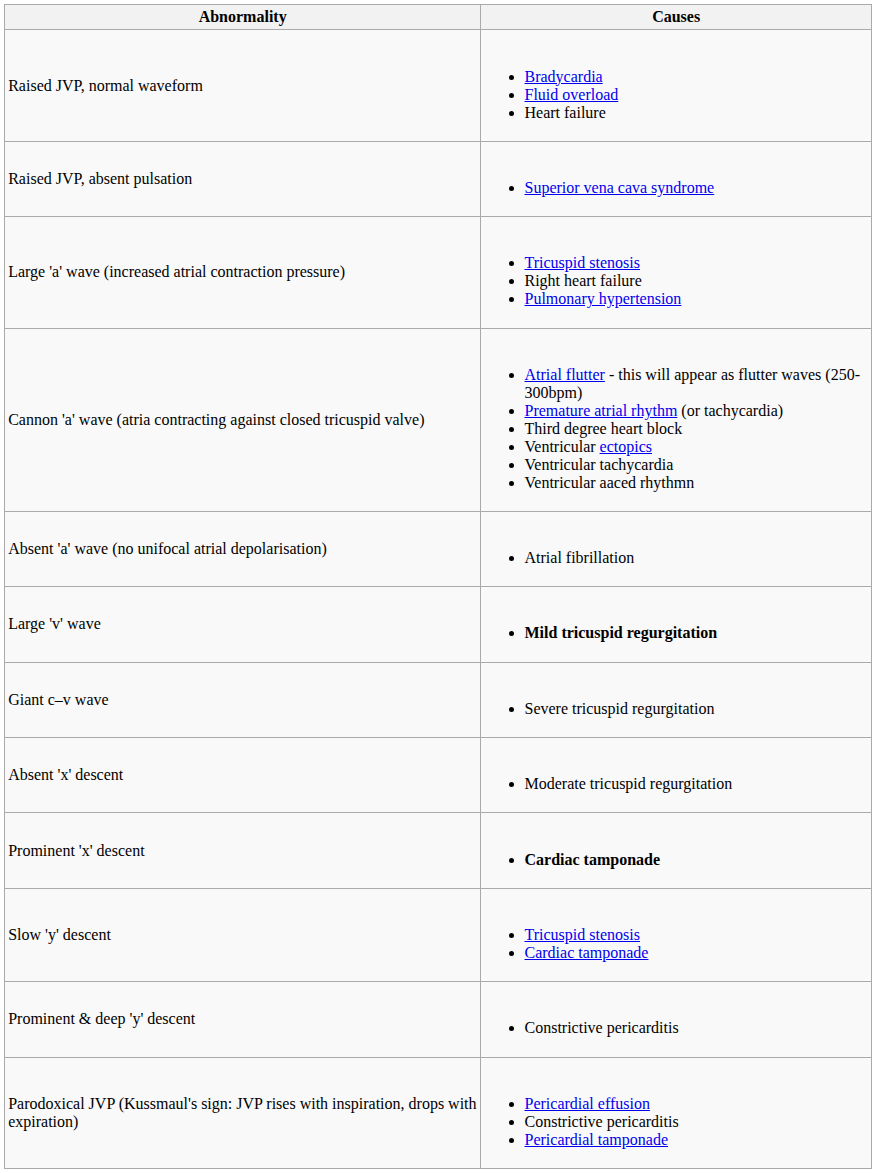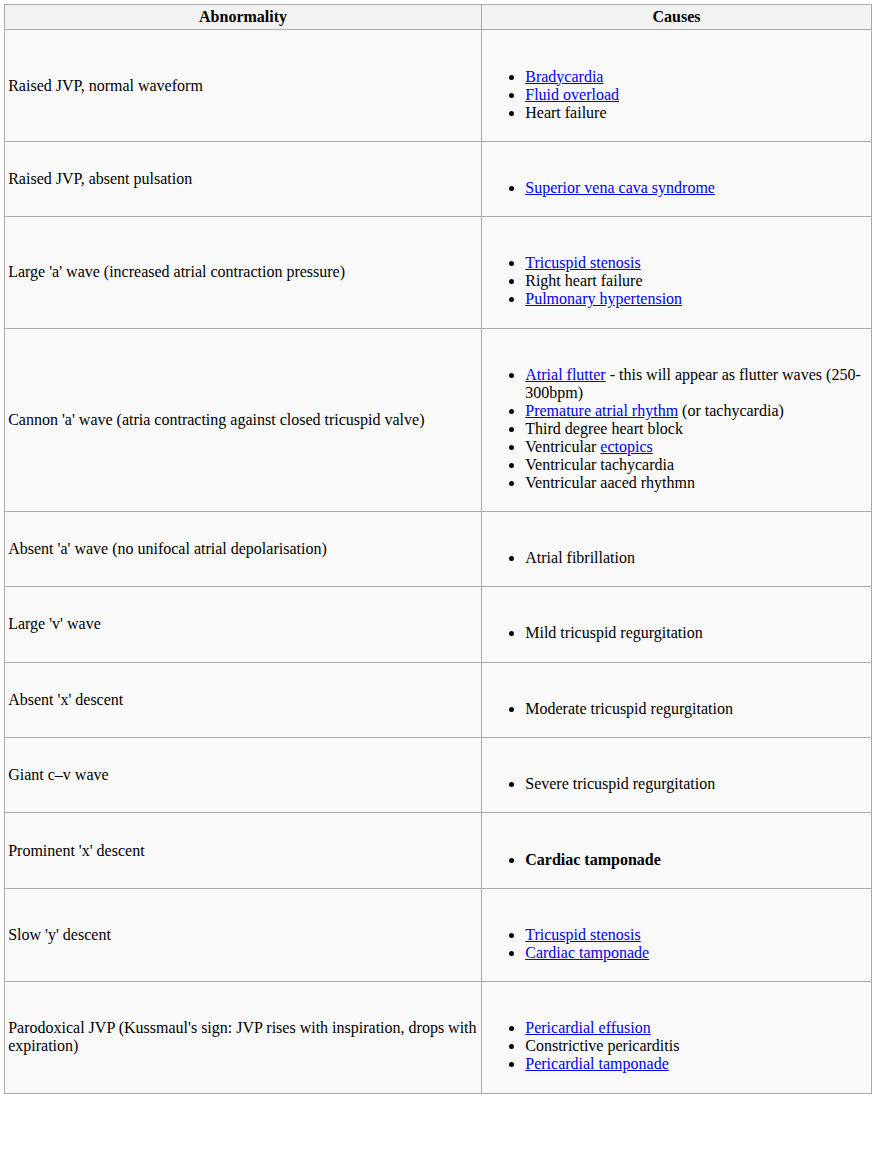(676, 633) bold -> (677, 633) normal
rows swapped: (66, 775) <-> (58, 699)
- row: (102, 1019)
